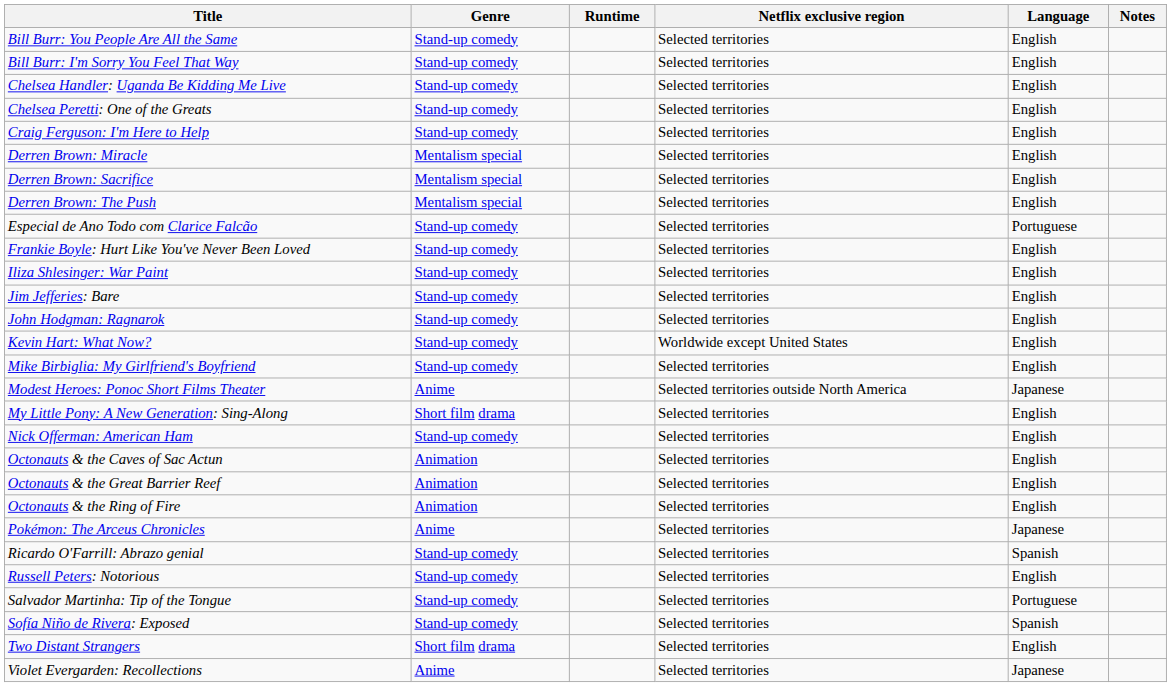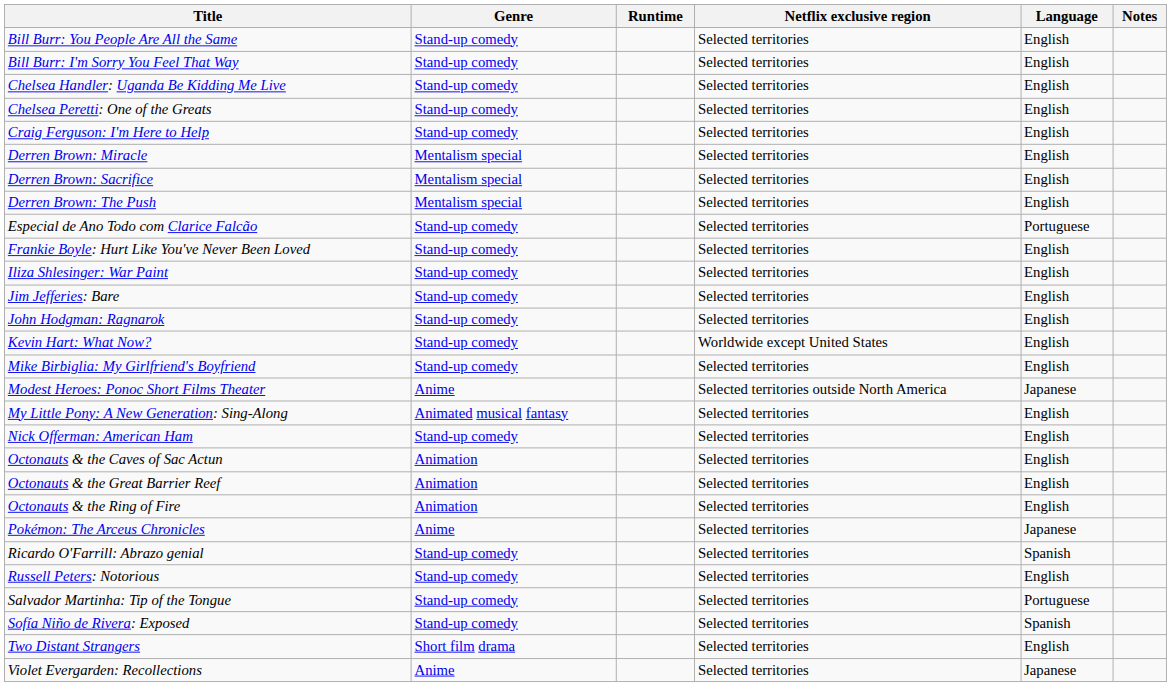(465, 413) Short film drama -> (491, 413) Animated musical fantasy
